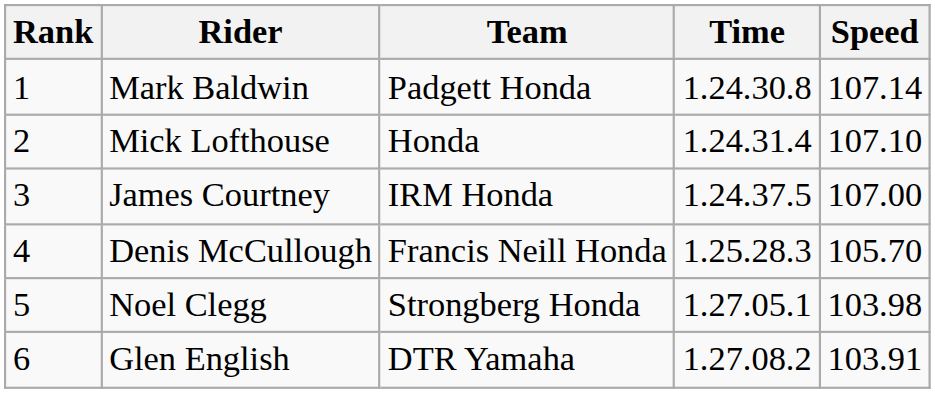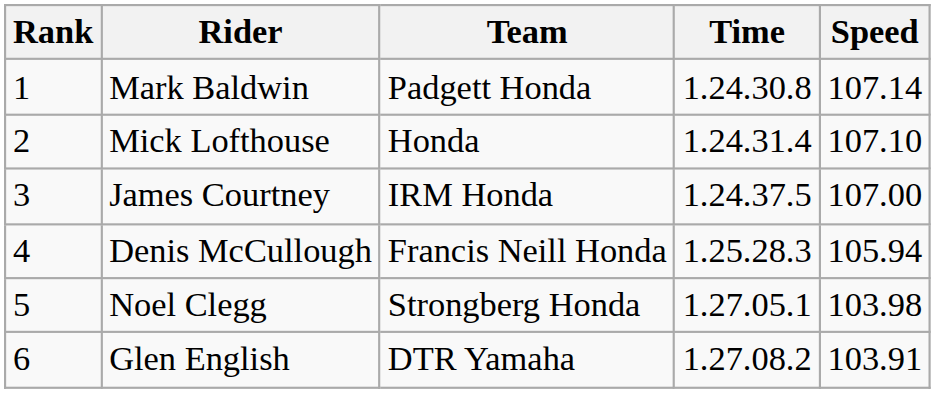(875, 250) 105.70 -> (875, 250) 105.94
